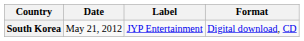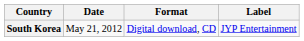columns swapped: (252, 12) <-> (165, 12)
